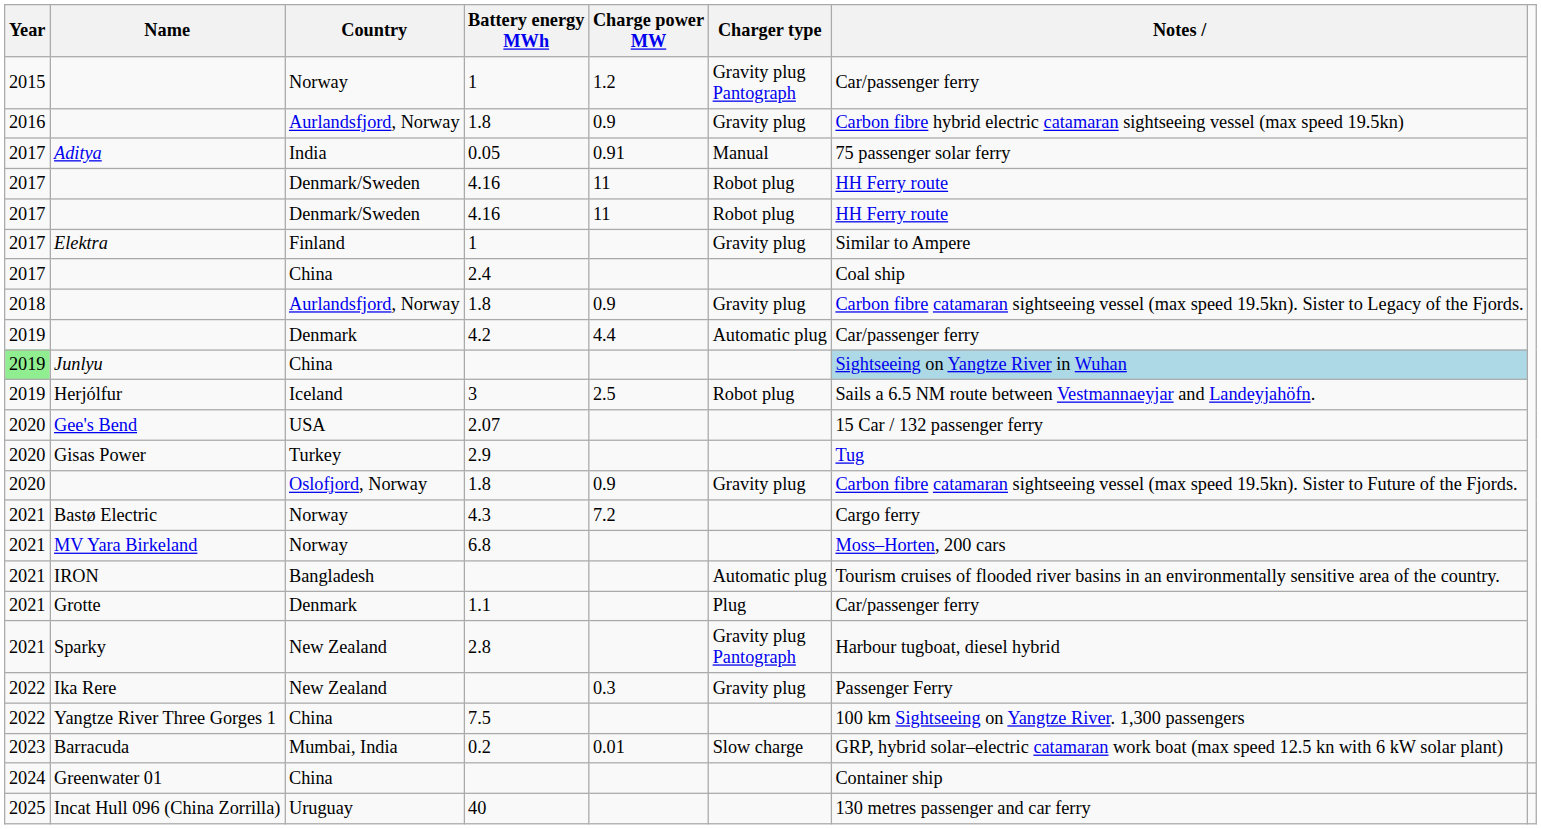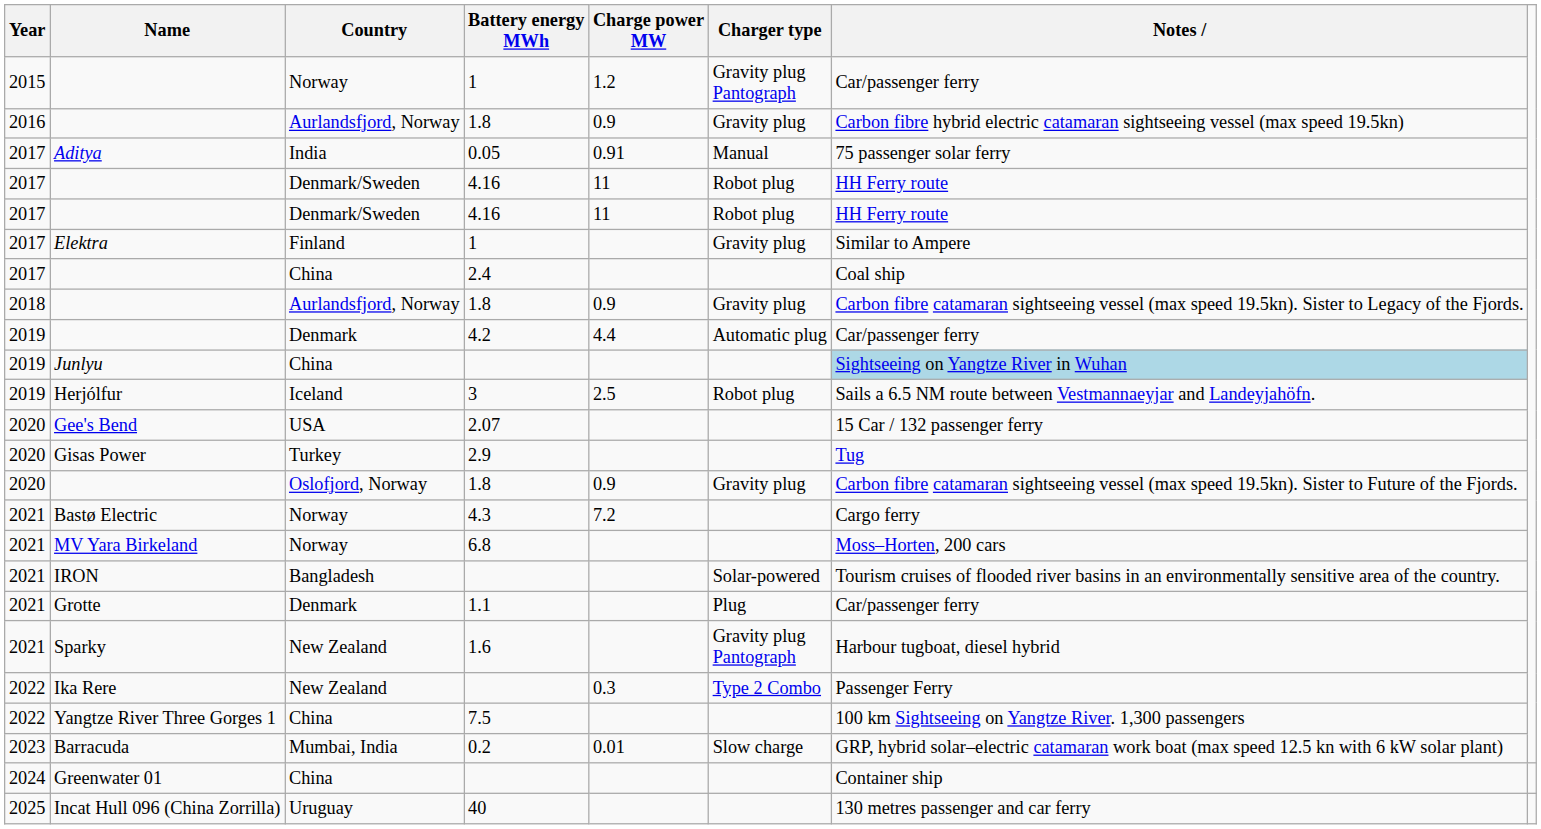(27, 364) lightgreen background -> (27, 364) no background
(770, 575) Automatic plug -> (766, 575) Solar-powered
(480, 647) 2.8 -> (480, 647) 1.6
(759, 687) Gravity plug -> (767, 687) Type 2 Combo
